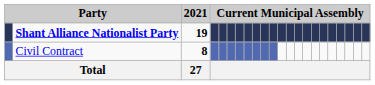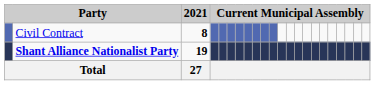rows swapped: (97, 32) <-> (49, 51)
